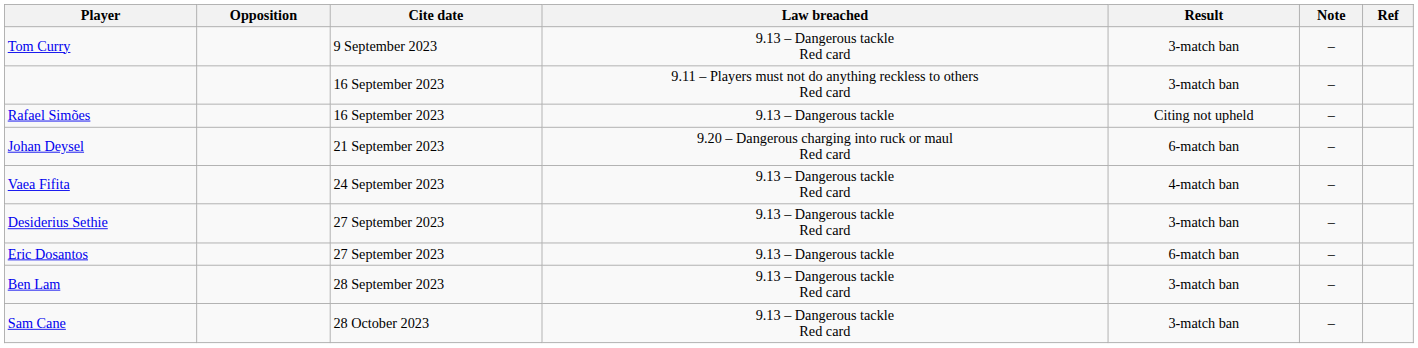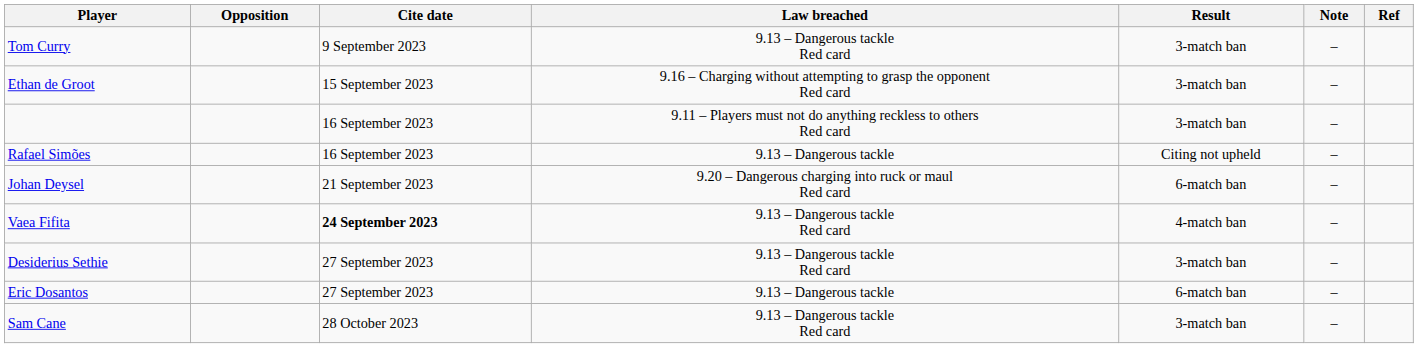+ row: (51, 84)
(389, 184) normal -> (380, 223) bold
- row: (34, 284)
